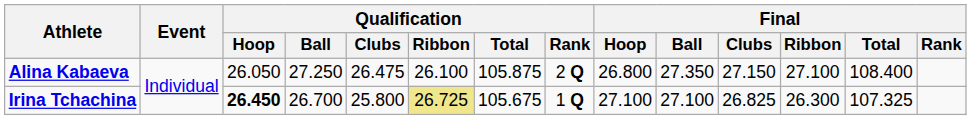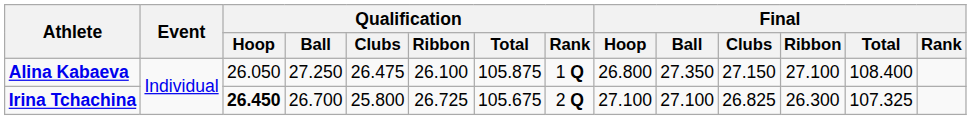(570, 73) 2 Q -> (570, 73) 1 Q
(441, 101) khaki background -> (441, 101) no background
(570, 101) 1 Q -> (570, 101) 2 Q
